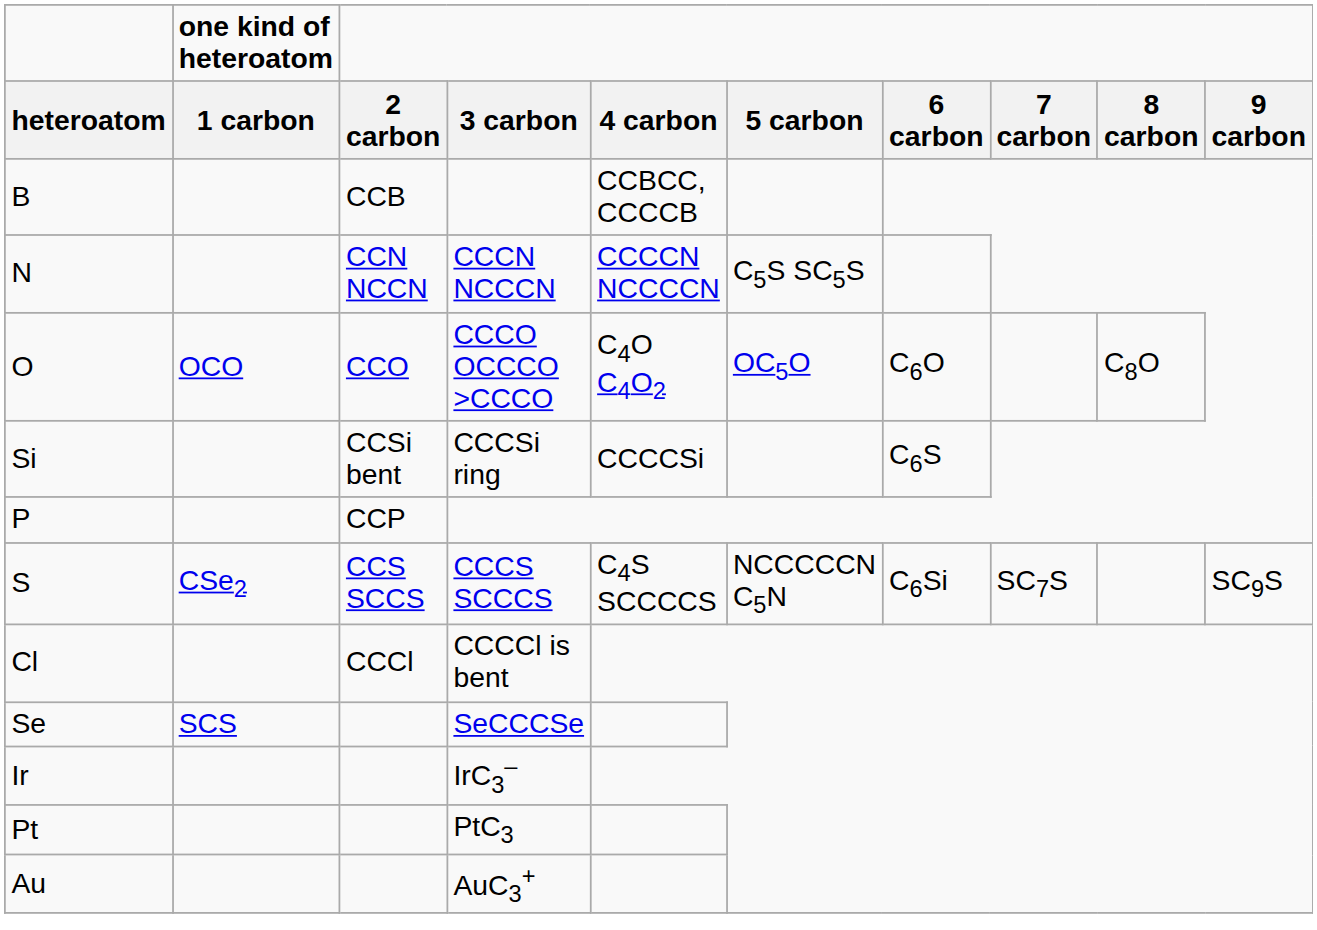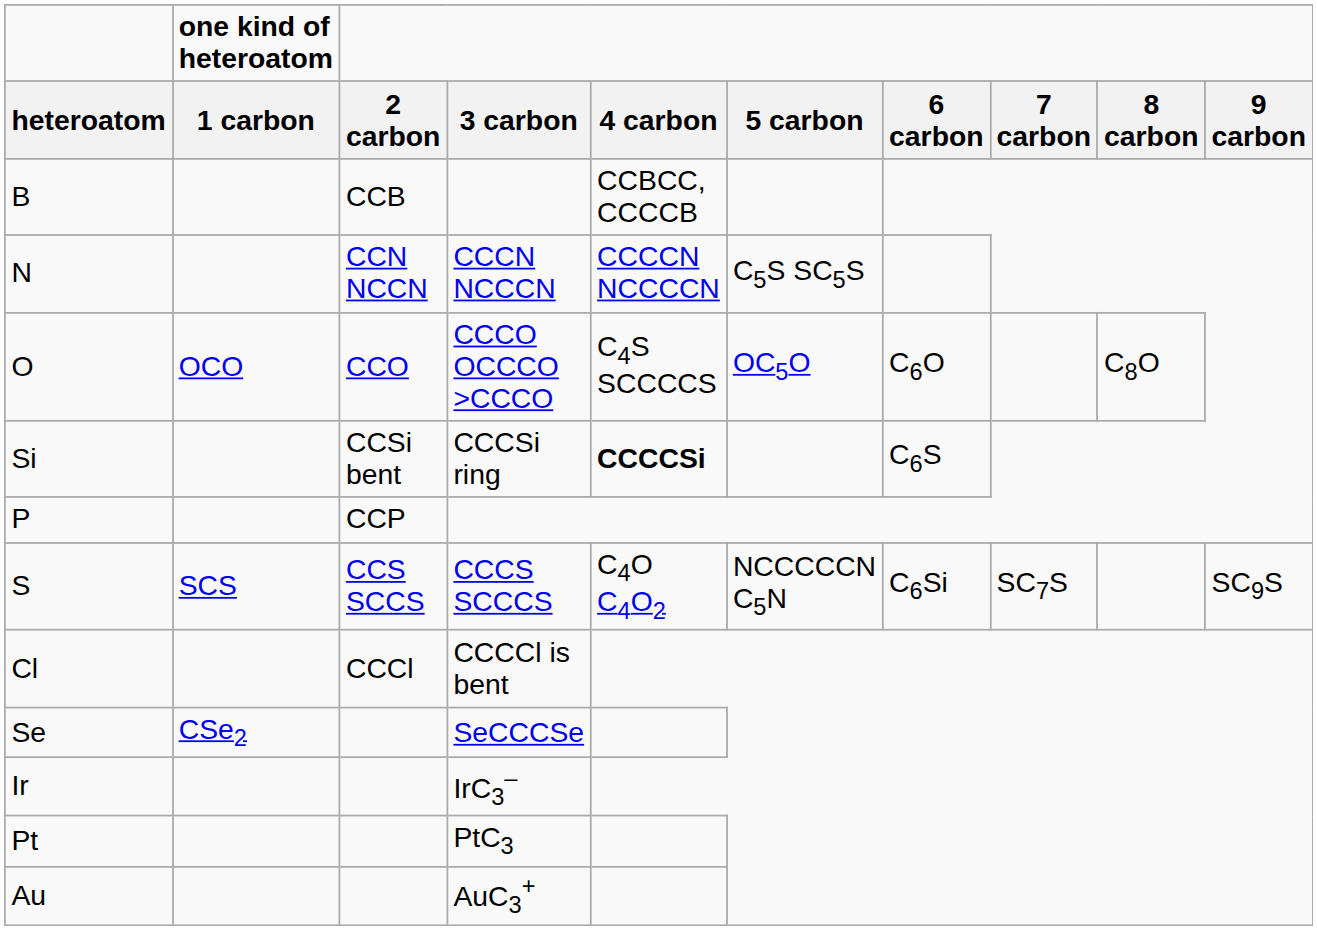(632, 366) C4O C4O2 -> (657, 365) C4S SCCCCS
(651, 458) normal -> (651, 458) bold
(213, 584) CSe2 -> (208, 585) SCS
(657, 583) C4S SCCCCS -> (632, 586) C4O C4O2
(208, 723) SCS -> (213, 732) CSe2
